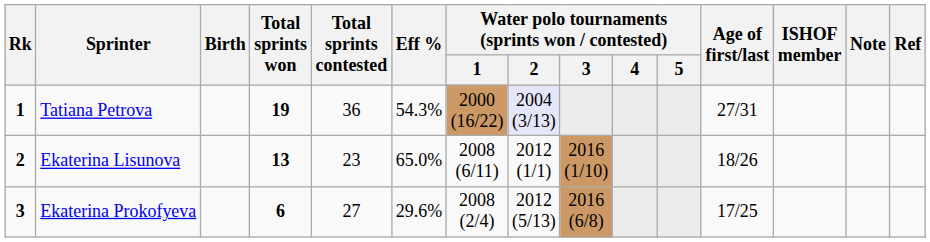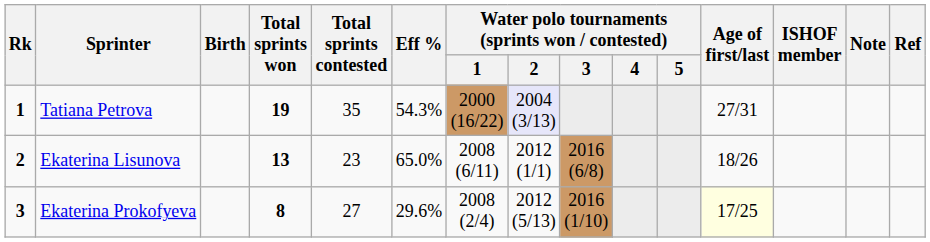(351, 109) 36 -> (351, 109) 35
(586, 160) 2016 (1/10) -> (586, 160) 2016 (6/8)
(281, 211) 6 -> (281, 211) 8
(586, 211) 2016 (6/8) -> (586, 211) 2016 (1/10)
(737, 211) no background -> (737, 211) lightyellow background
